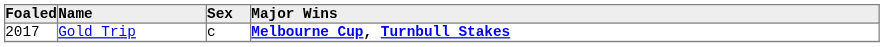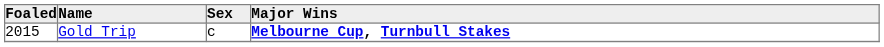(22, 32) 2017 -> (22, 32) 2015
